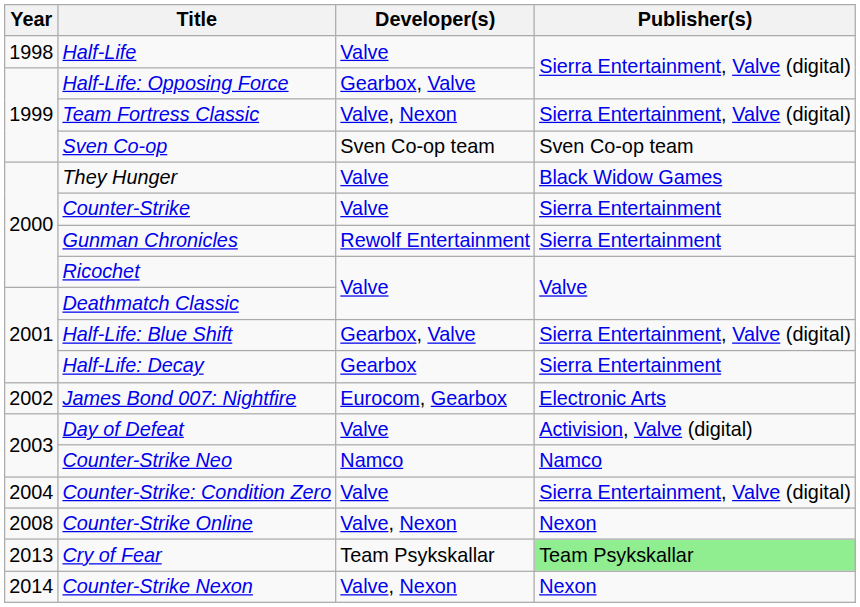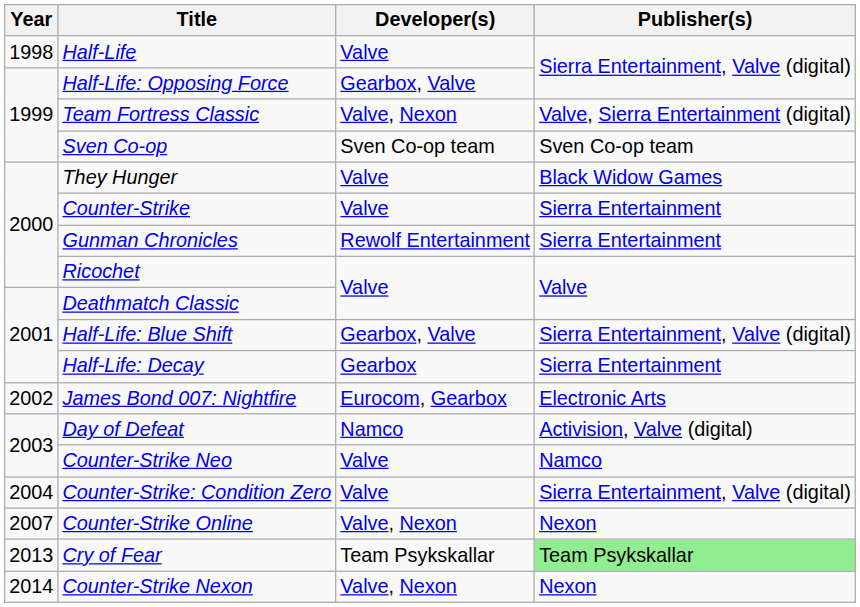(695, 114) Sierra Entertainment, Valve (digital) -> (695, 114) Valve, Sierra Entertainment (digital)
(364, 429) Valve -> (372, 429) Namco
(372, 460) Namco -> (364, 460) Valve
(31, 523) 2008 -> (31, 523) 2007
